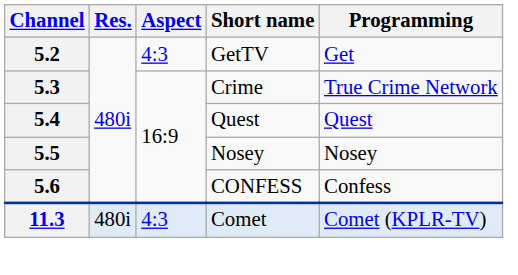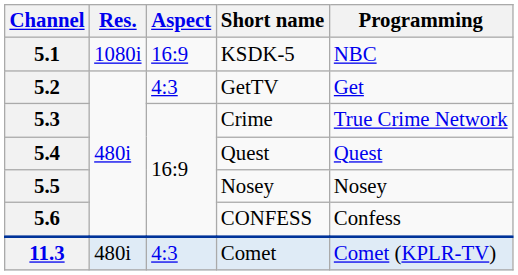+ row: (47, 53)
